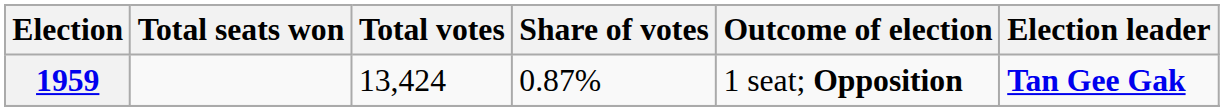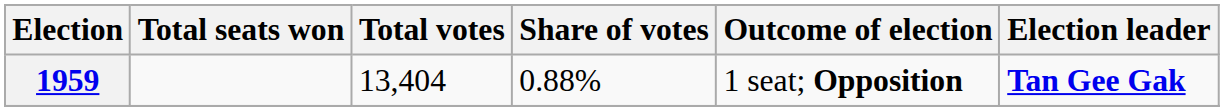(402, 79) 13,424 -> (402, 79) 13,404
(560, 79) 0.87% -> (560, 79) 0.88%
